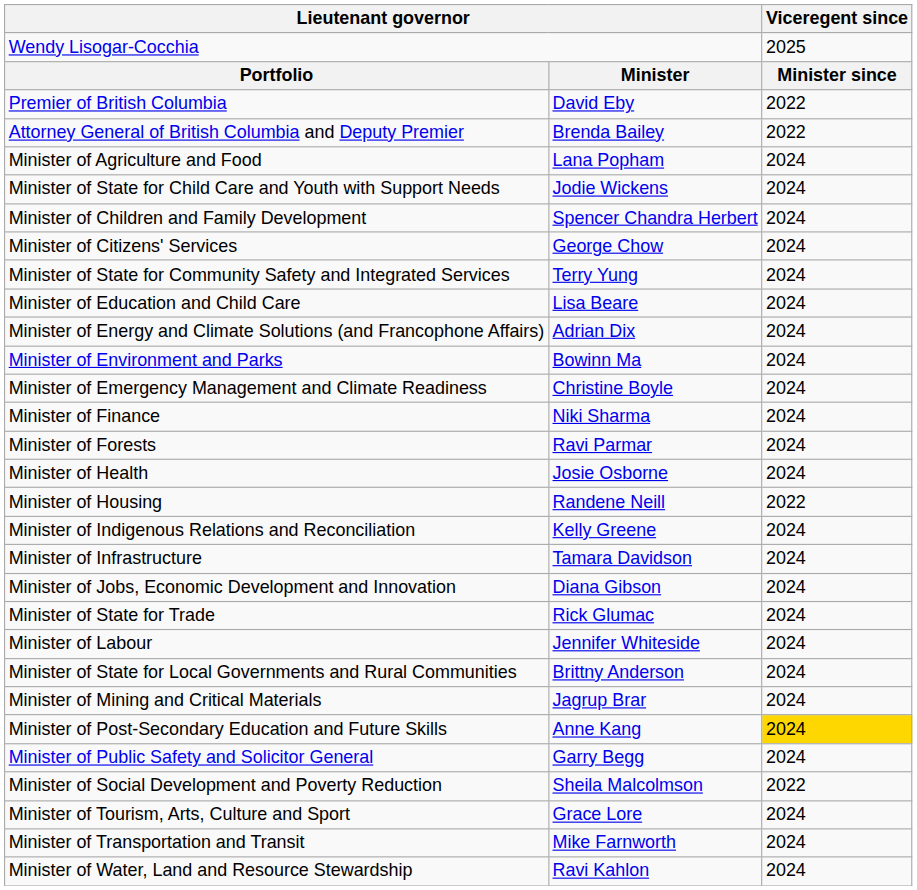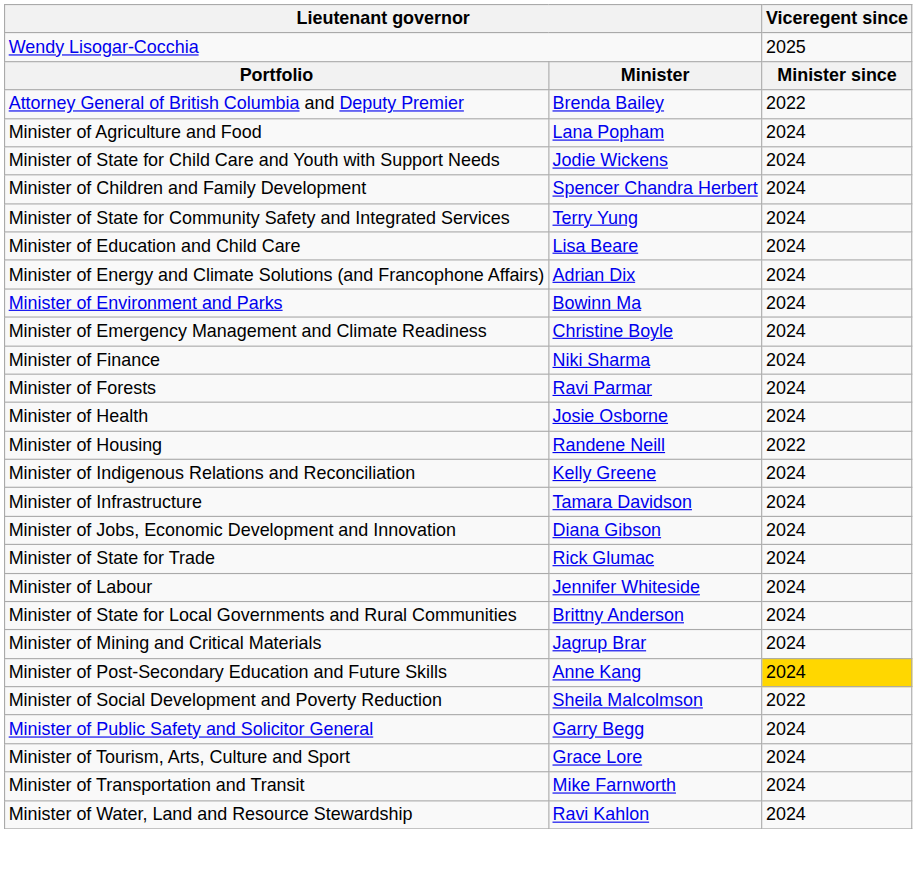- row: (118, 103)
- row: (123, 246)
rows swapped: (191, 757) <-> (225, 786)
